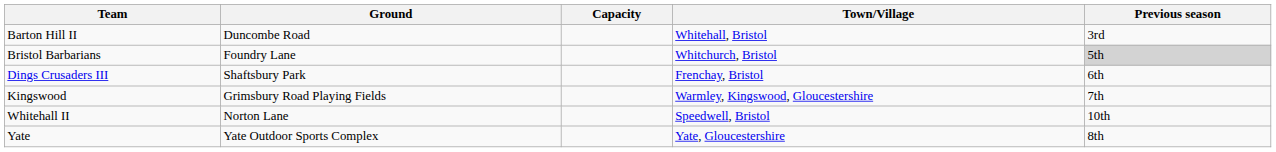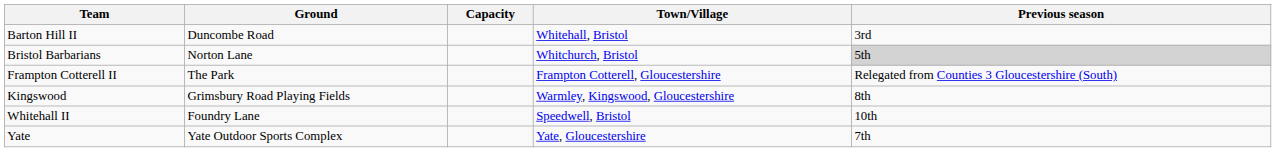(260, 55) Foundry Lane -> (220, 55) Norton Lane
- row: (58, 75)
+ row: (62, 75)
(1096, 95) 7th -> (863, 95) 8th
(256, 116) Norton Lane -> (224, 116) Foundry Lane
(1096, 136) 8th -> (863, 136) 7th
